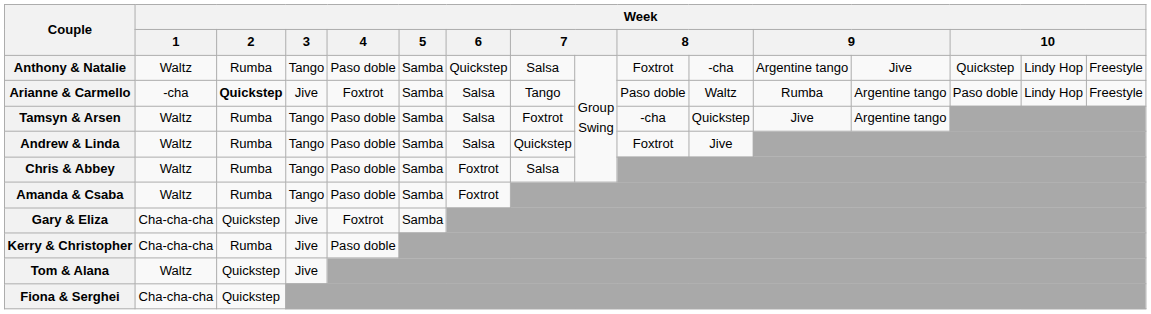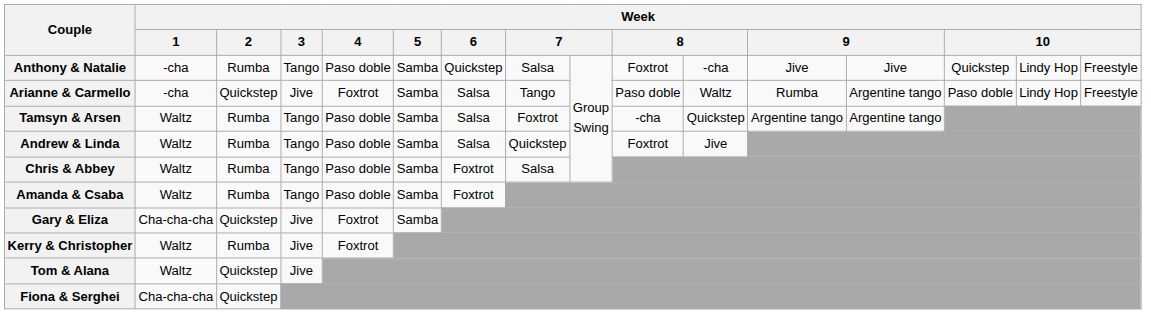(176, 67) Waltz -> (176, 67) -cha
(802, 67) Argentine tango -> (797, 67) Jive
(251, 92) bold -> (248, 92) normal
(802, 118) Jive -> (797, 118) Argentine tango
(176, 245) Cha-cha-cha -> (176, 245) Waltz
(363, 245) Paso doble -> (358, 245) Foxtrot
